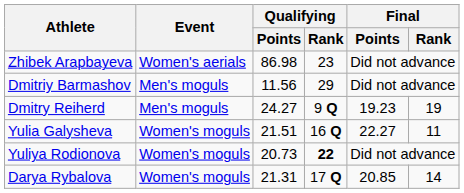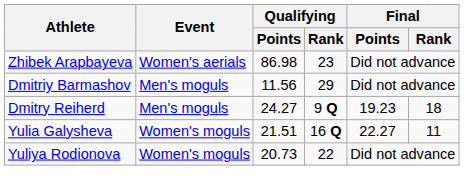(433, 108) 19 -> (433, 108) 18
(326, 154) bold -> (326, 154) normal
- row: (60, 177)
